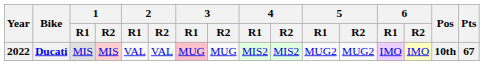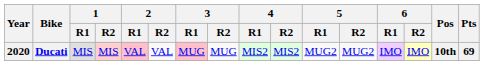(18, 51) 2022 -> (18, 51) 2020
(135, 51) no background -> (135, 51) pink background
(469, 51) 67 -> (469, 51) 69
